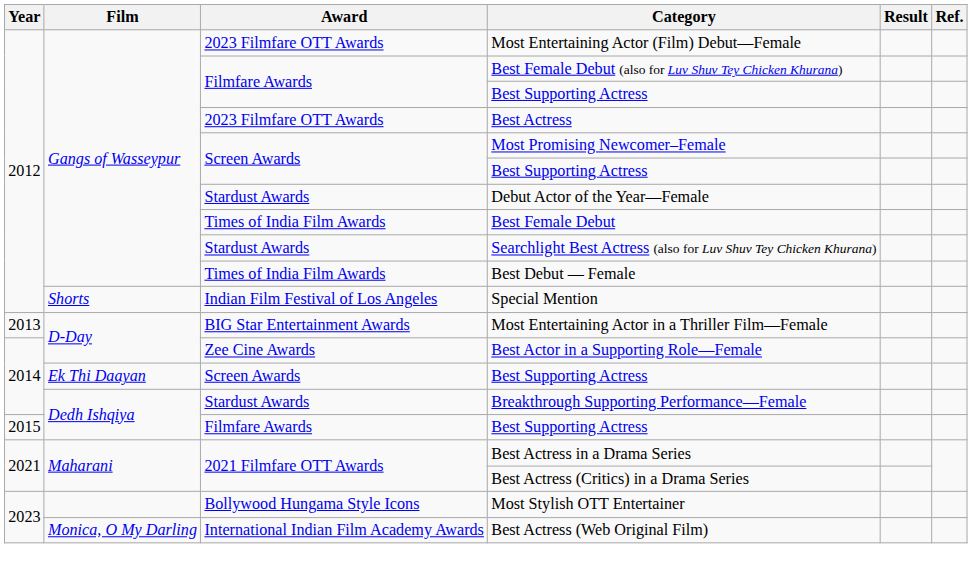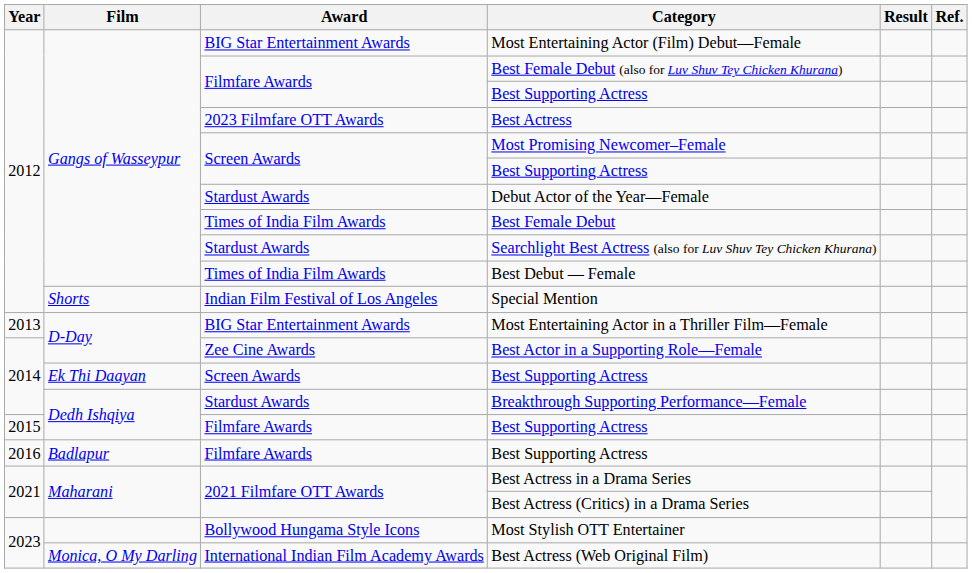(294, 42) 2023 Filmfare OTT Awards -> (307, 42) BIG Star Entertainment Awards
+ row: (79, 453)
